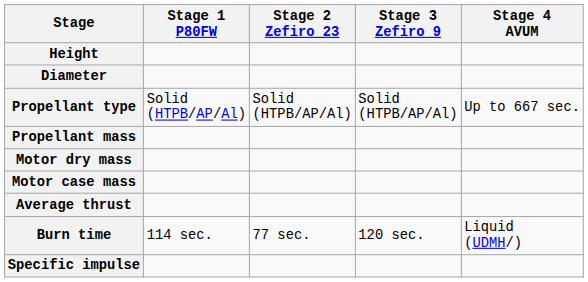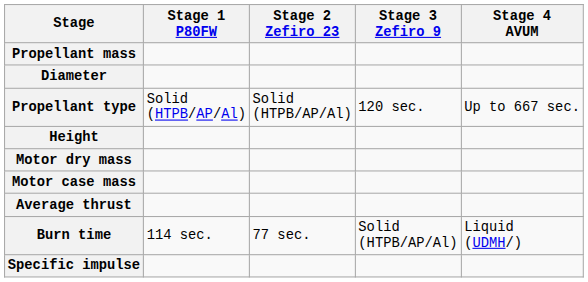rows swapped: (74, 54) <-> (74, 137)
(408, 107) Solid (HTPB/AP/Al) -> (391, 107) 120 sec.
(391, 235) 120 sec. -> (408, 235) Solid (HTPB/AP/Al)
